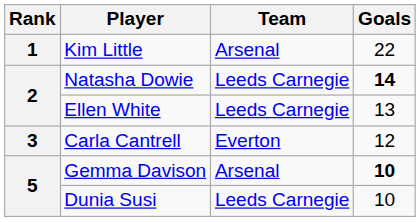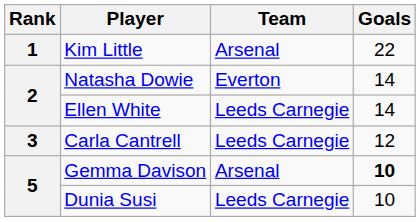(282, 79) Leeds Carnegie -> (248, 79) Everton
(385, 79) bold -> (385, 79) normal
(385, 110) 13 -> (385, 110) 14
(248, 140) Everton -> (282, 140) Leeds Carnegie
